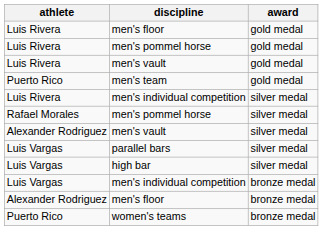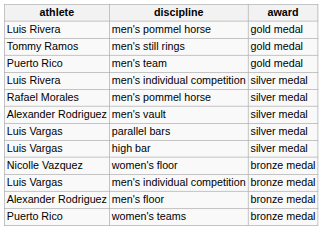- row: (34, 30)
+ row: (43, 47)
- row: (34, 64)
+ row: (45, 166)
